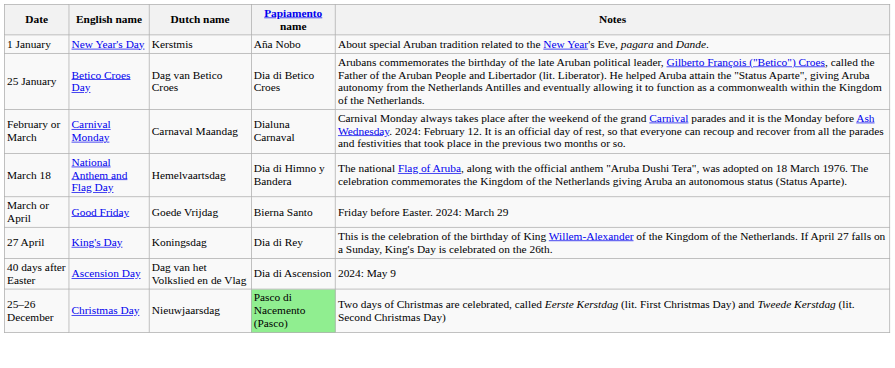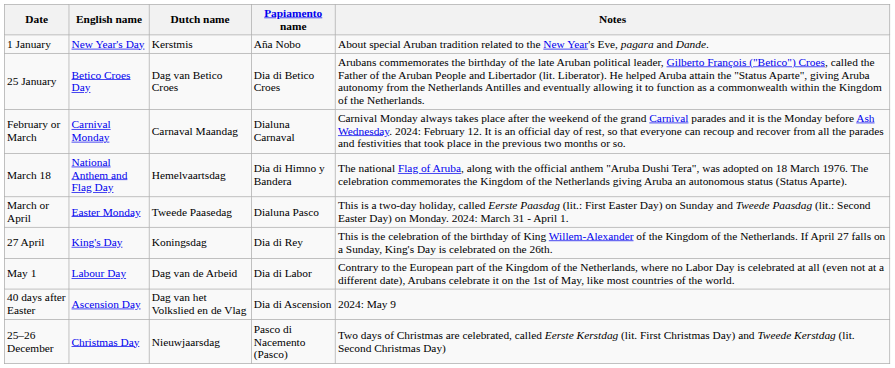- row: (100, 212)
+ row: (106, 212)
+ row: (99, 273)
(280, 310) lightgreen background -> (280, 341) no background
